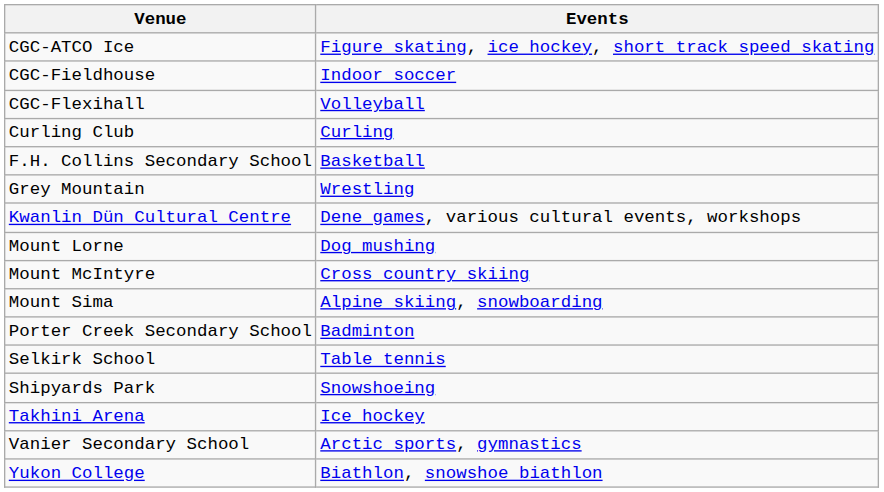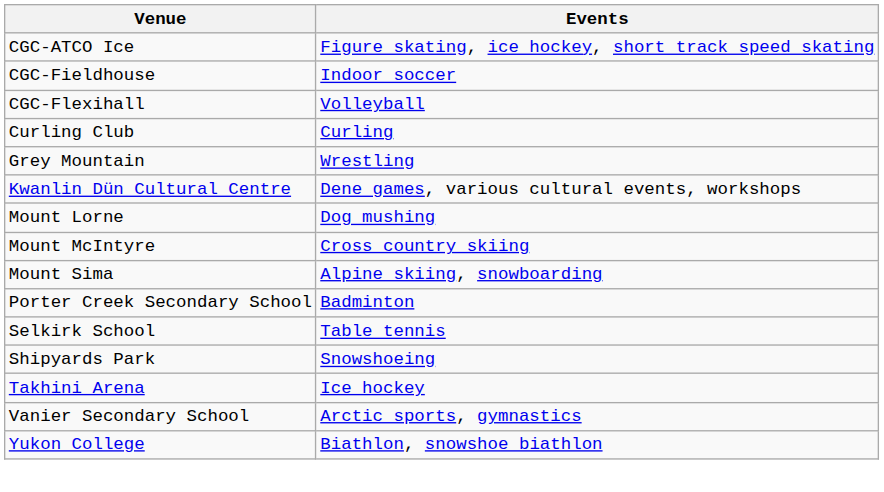- row: (160, 161)
